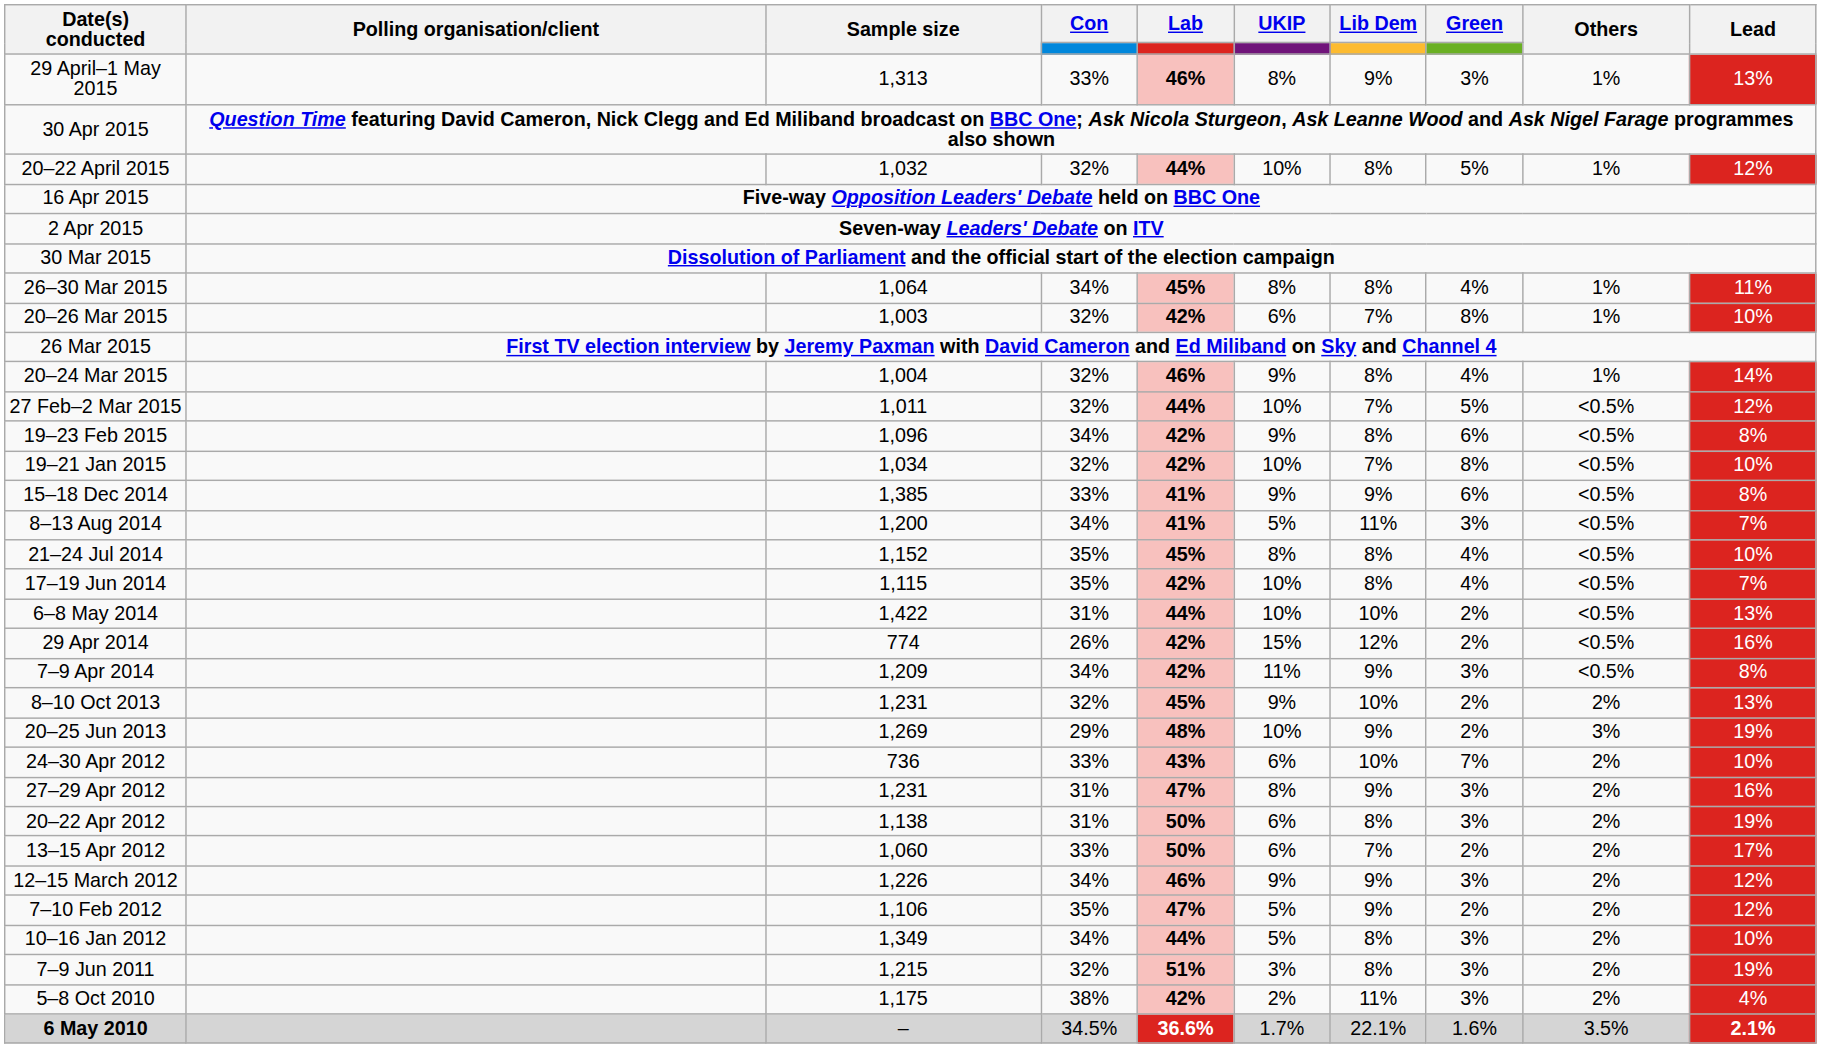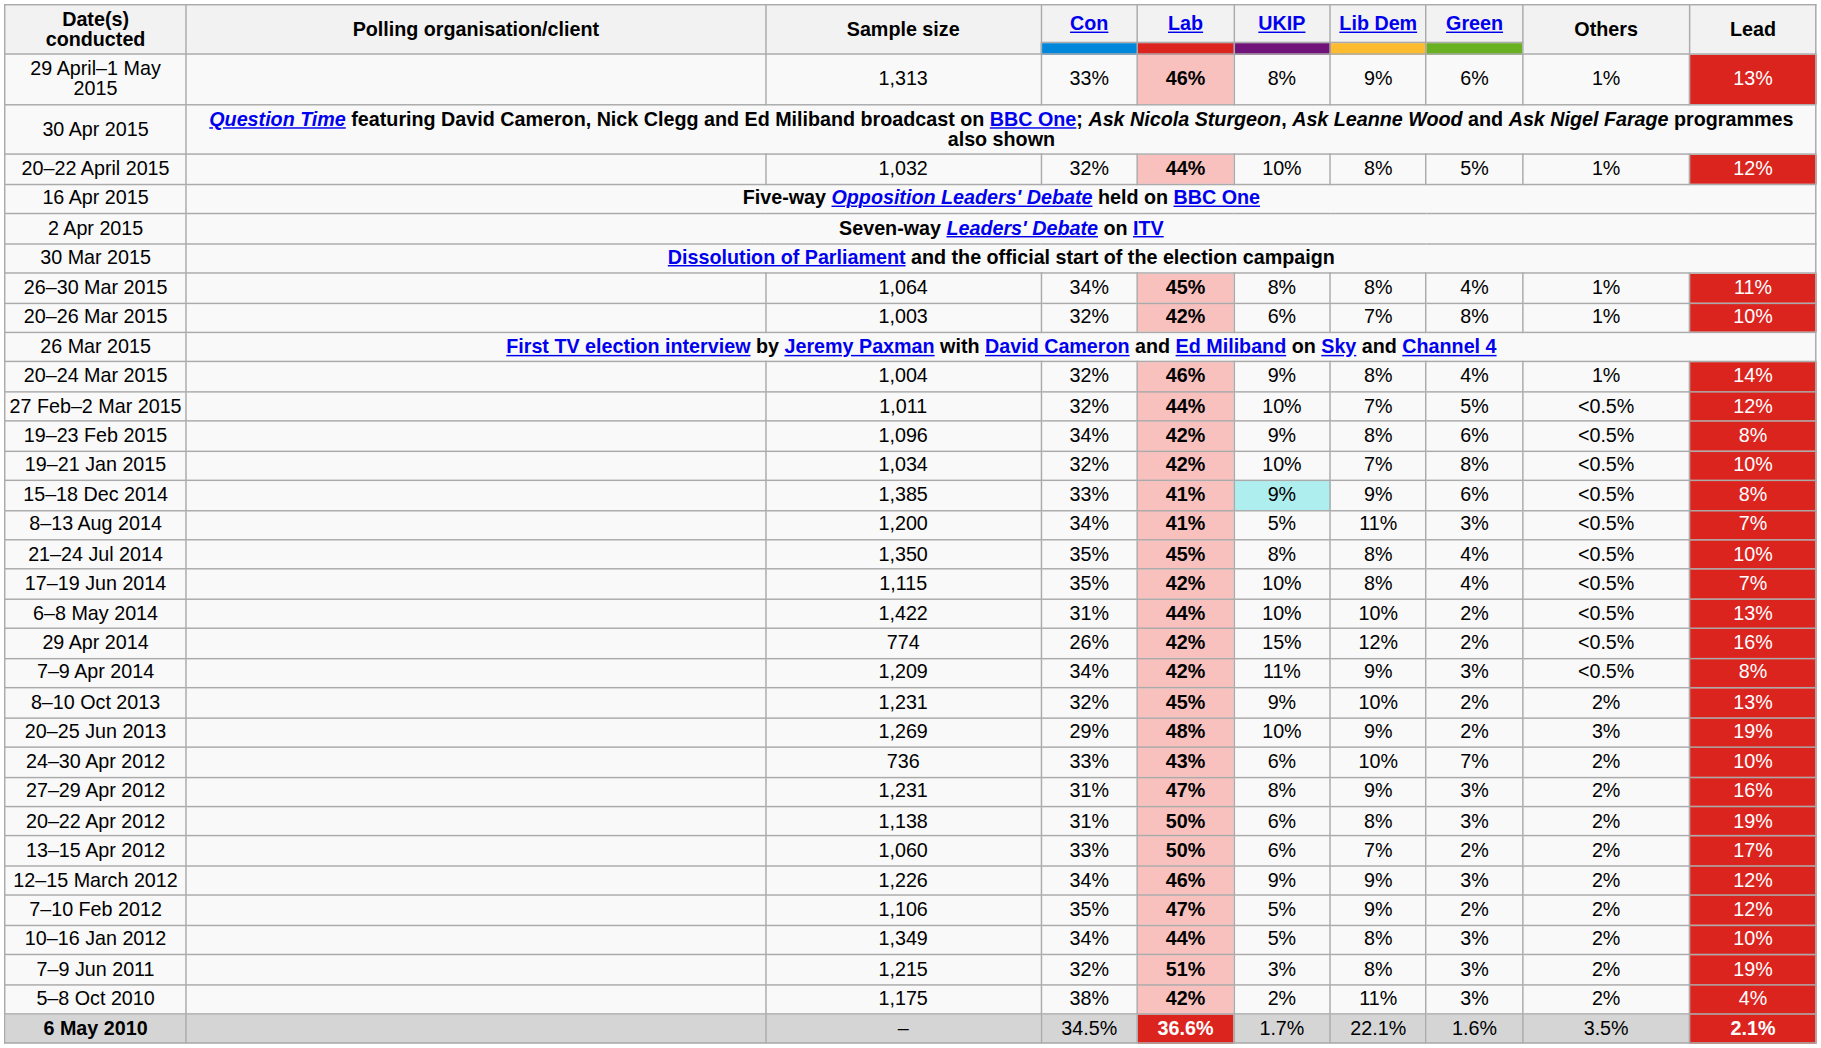(1475, 78) 3% -> (1475, 78) 6%
(1282, 494) no background -> (1282, 494) paleturquoise background
(903, 553) 1,152 -> (903, 553) 1,350
